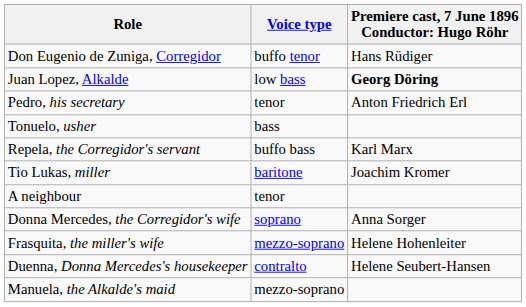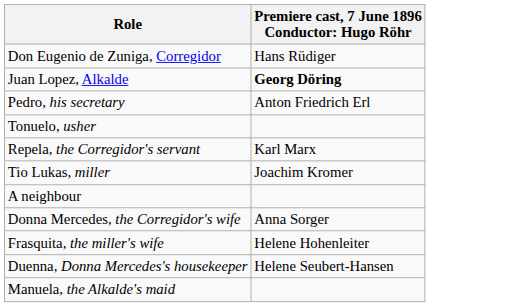- column: (299, 24)
